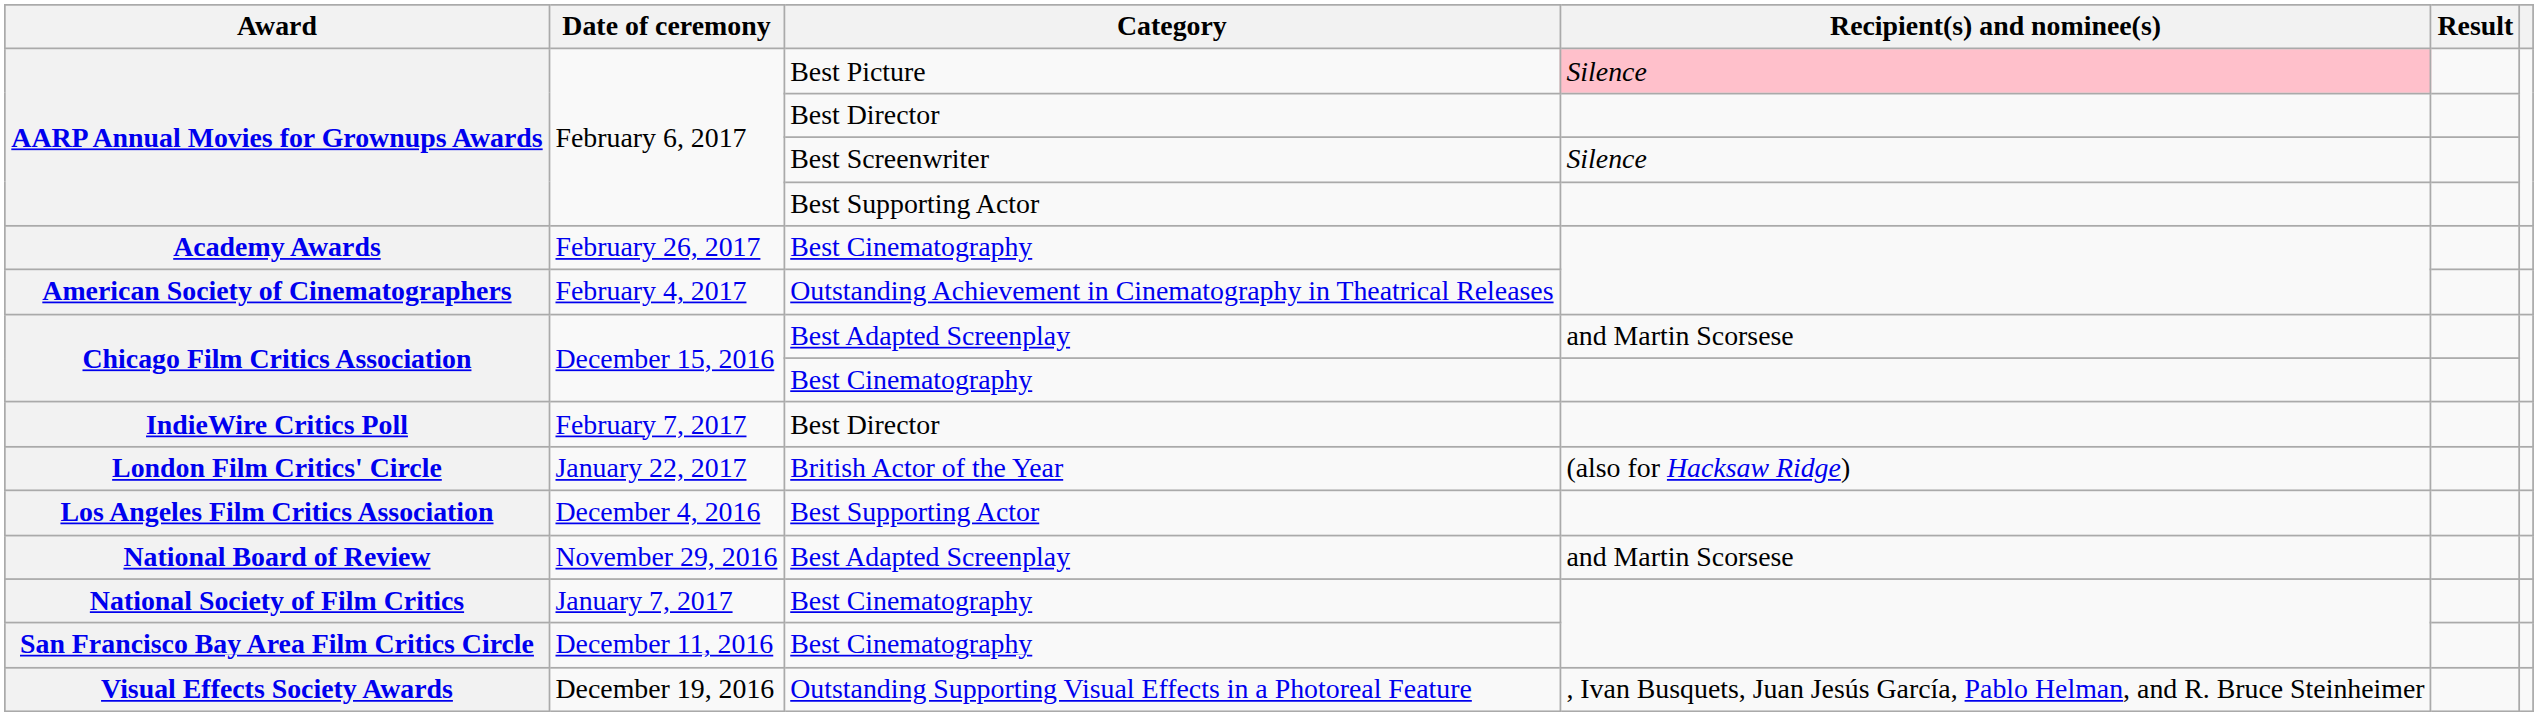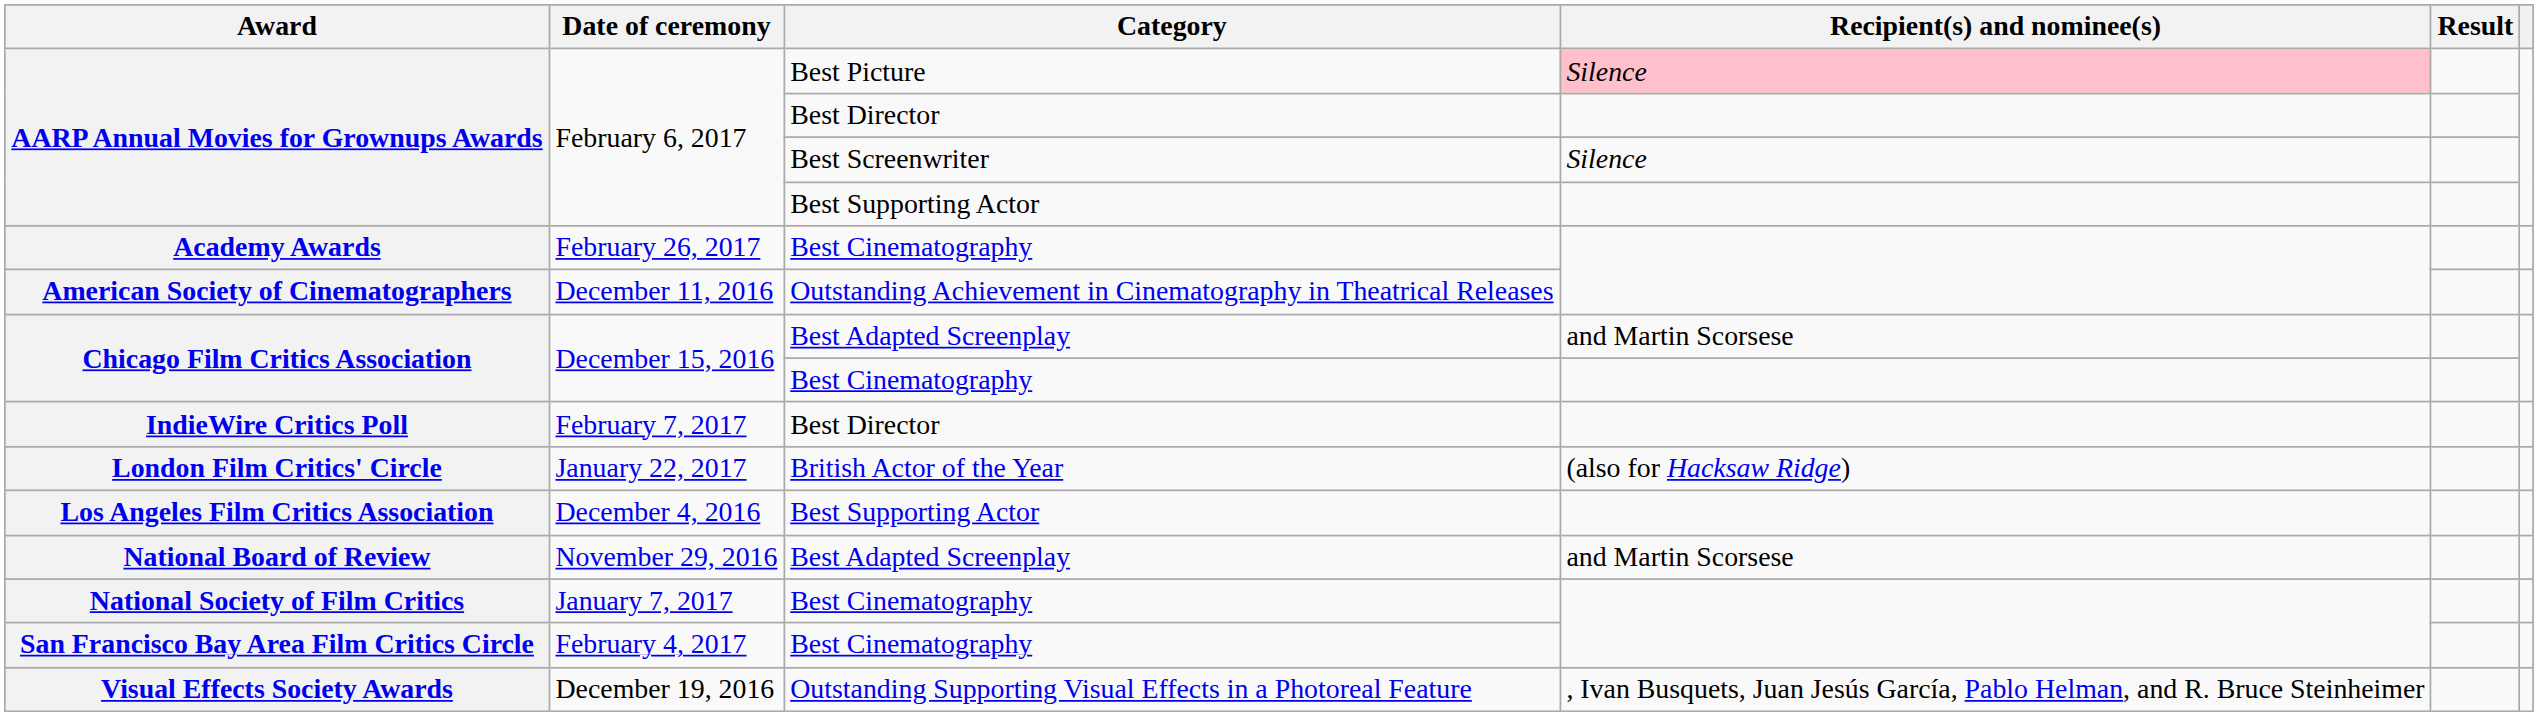(651, 291) February 4, 2017 -> (664, 291) December 11, 2016
(664, 644) December 11, 2016 -> (651, 644) February 4, 2017
